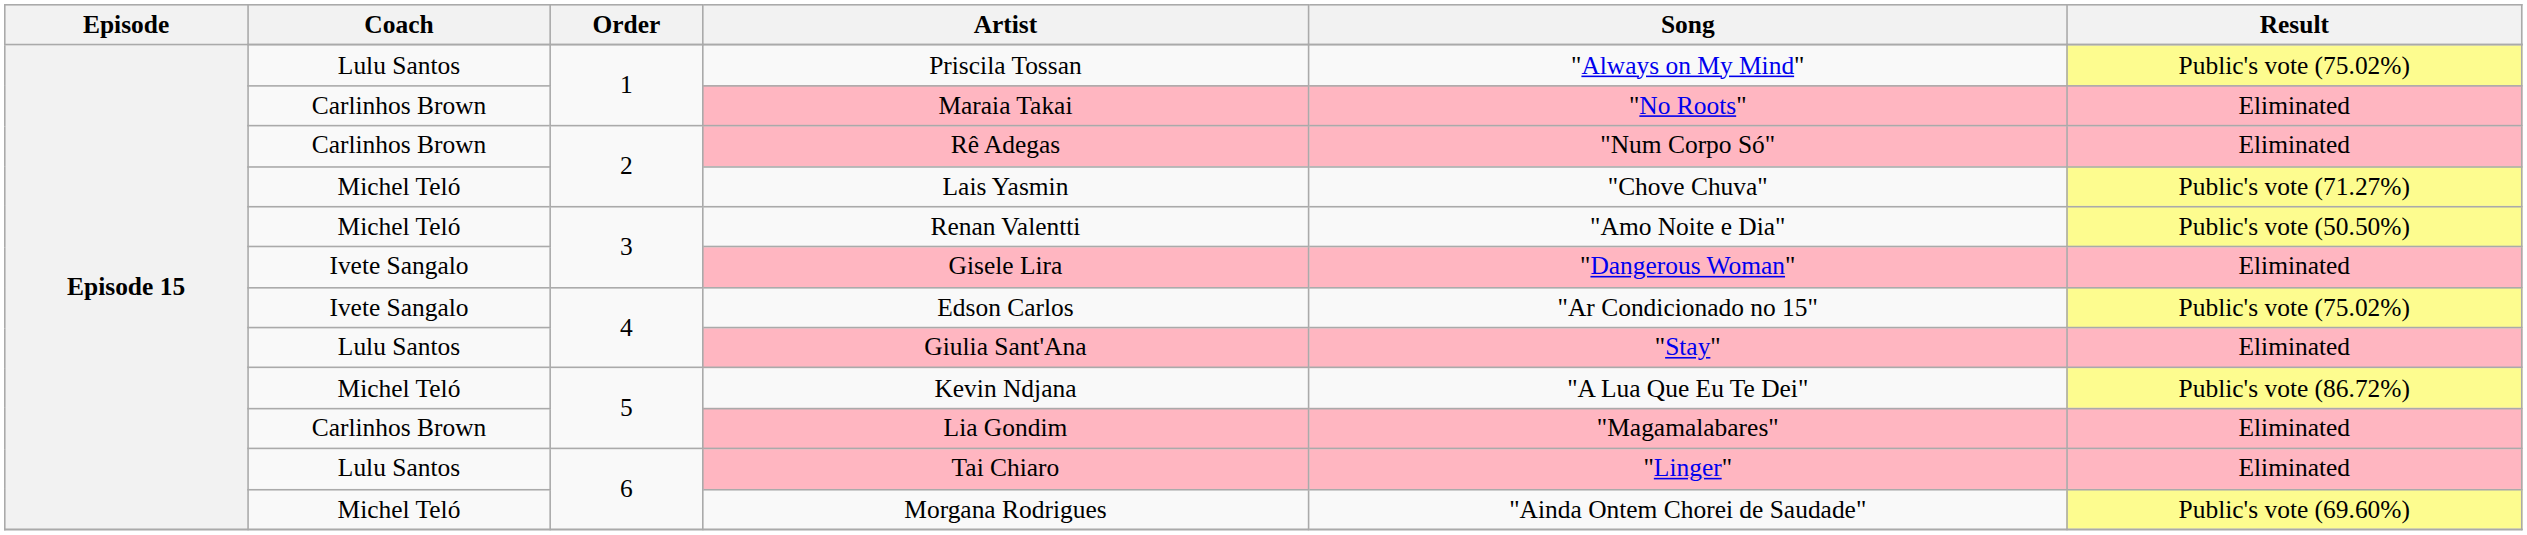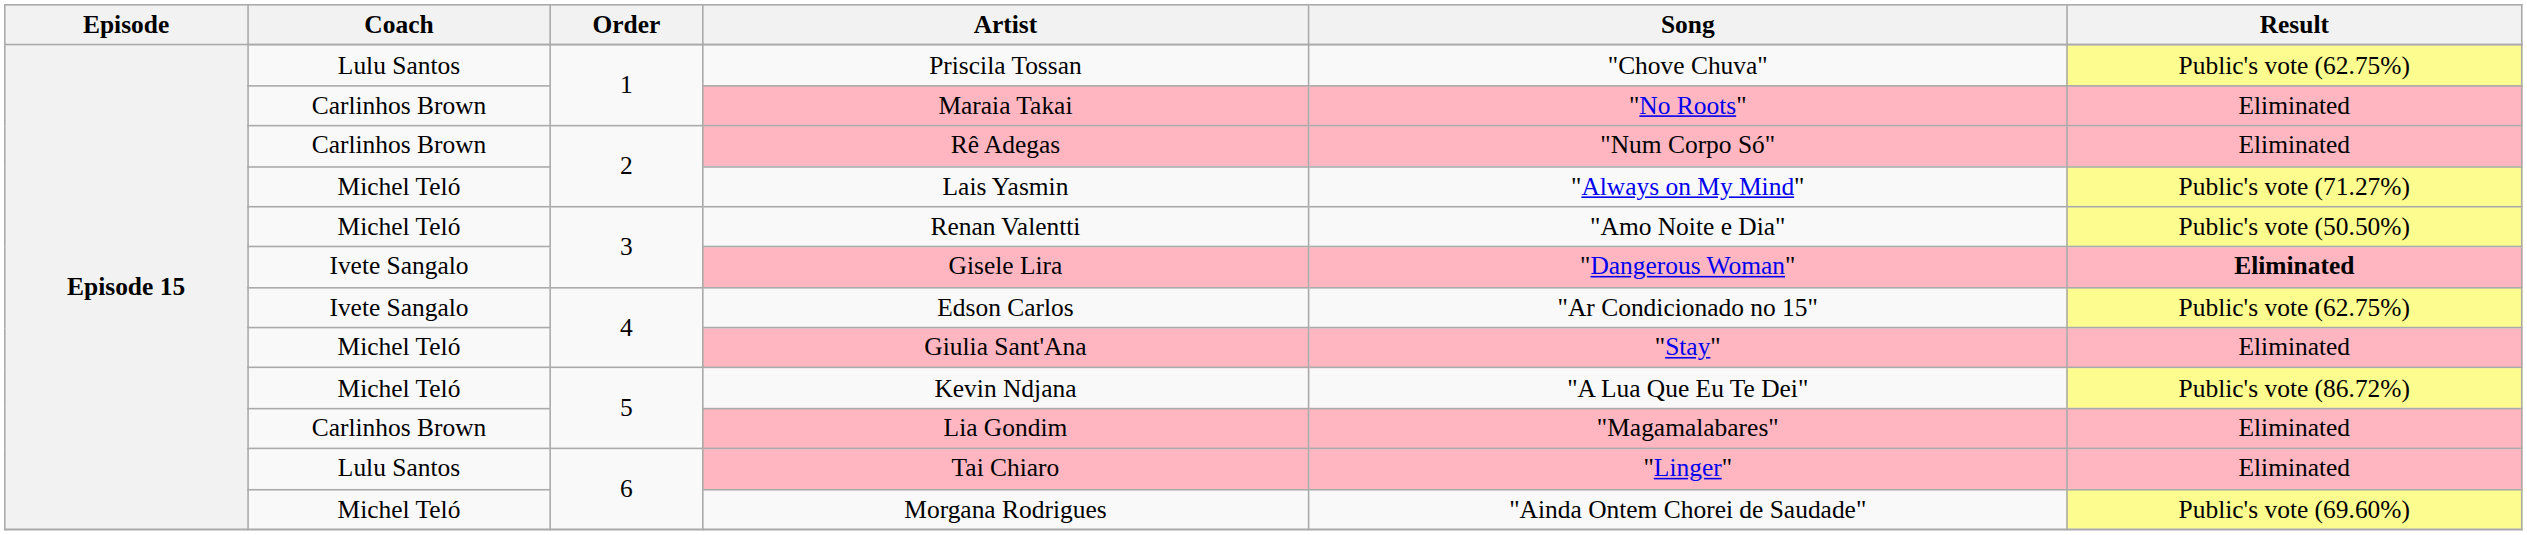(1688, 65) "Always on My Mind" -> (1688, 65) "Chove Chuva"
(2294, 65) Public's vote (75.02%) -> (2294, 65) Public's vote (62.75%)
(1688, 186) "Chove Chuva" -> (1688, 186) "Always on My Mind"
(2294, 266) normal -> (2294, 266) bold
(2294, 307) Public's vote (75.02%) -> (2294, 307) Public's vote (62.75%)
(399, 347) Lulu Santos -> (399, 347) Michel Teló
